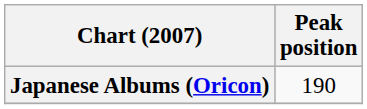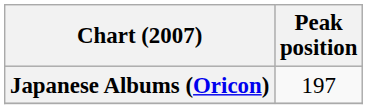(319, 84) 190 -> (319, 84) 197
